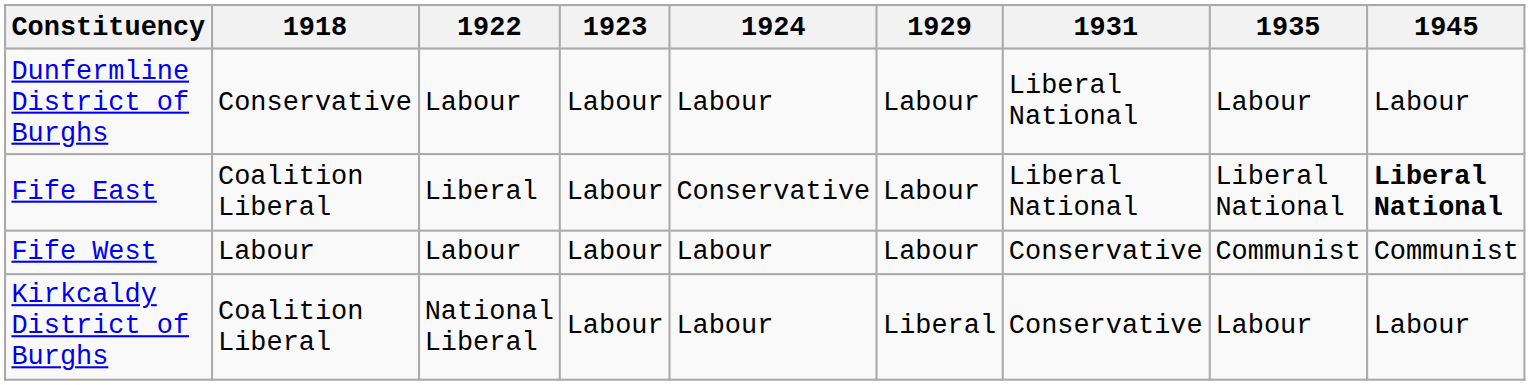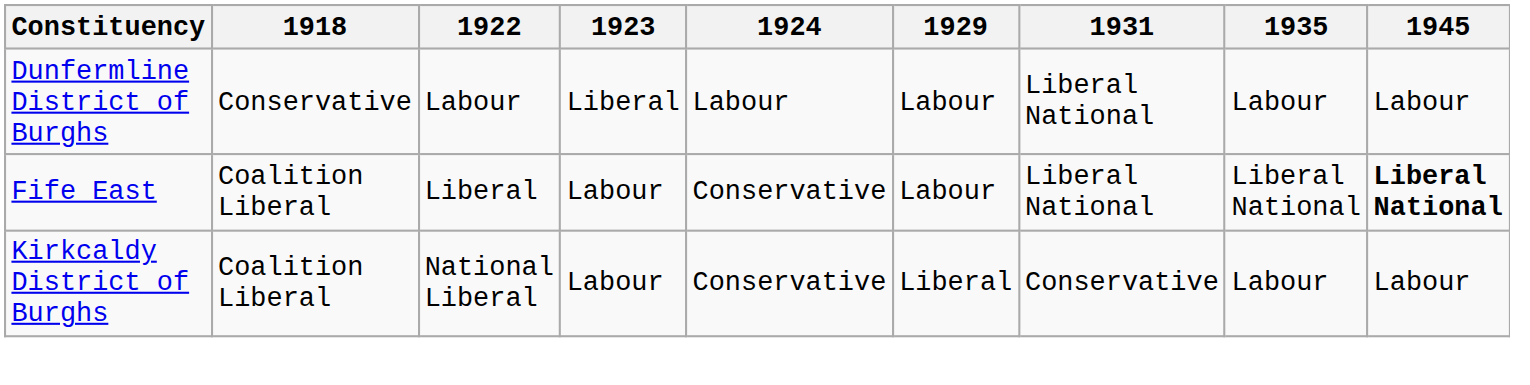(615, 102) Labour -> (623, 102) Liberal
- row: (84, 252)
(725, 327) Labour -> (789, 283) Conservative
